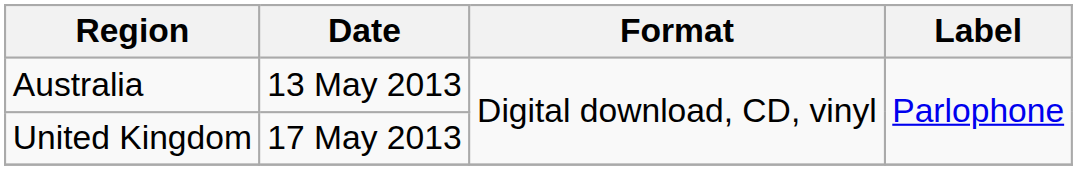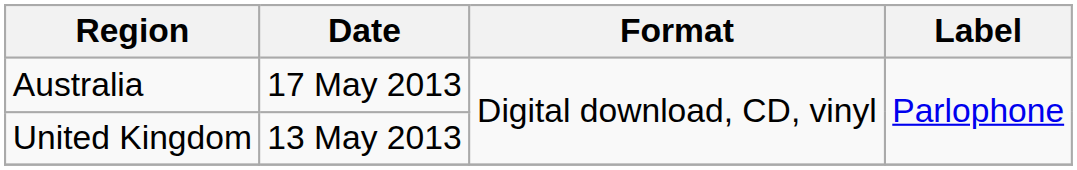(364, 84) 13 May 2013 -> (364, 84) 17 May 2013
(364, 137) 17 May 2013 -> (364, 137) 13 May 2013
